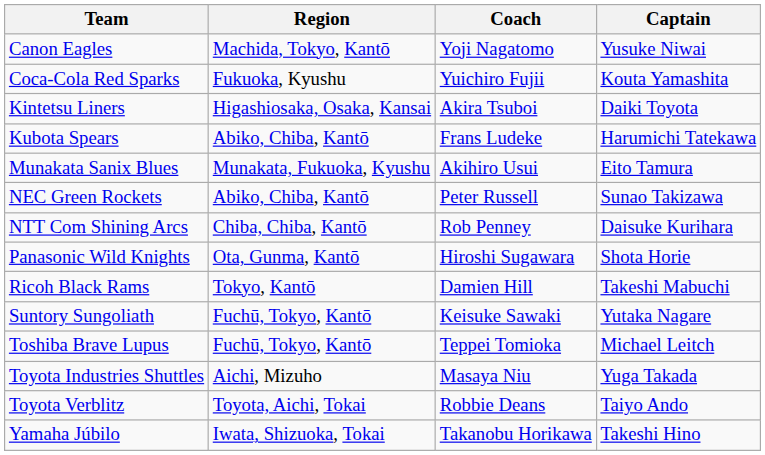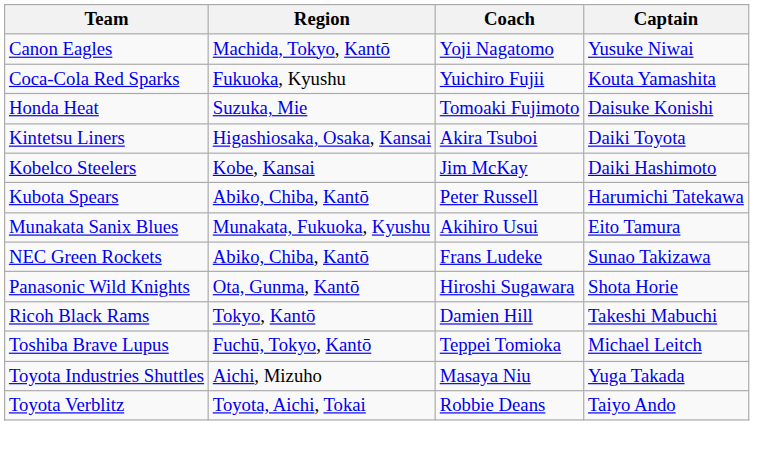+ row: (54, 108)
+ row: (73, 167)
(491, 138) Frans Ludeke -> (489, 197) Peter Russell
(489, 197) Peter Russell -> (491, 256) Frans Ludeke
- row: (98, 227)
- row: (81, 316)
- row: (64, 434)
